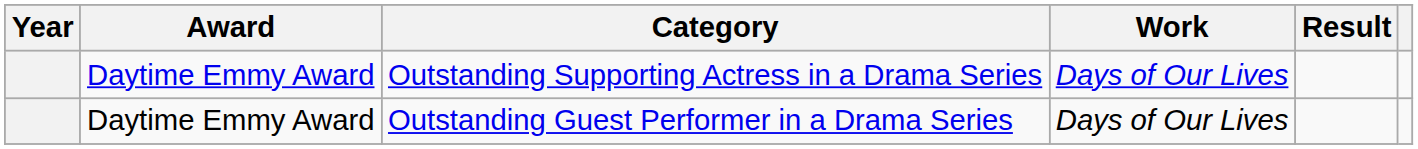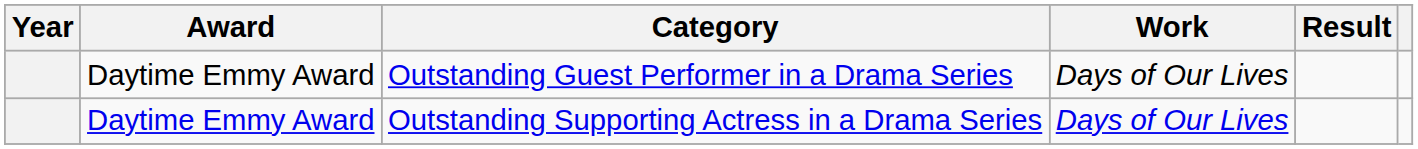rows swapped: (715, 74) <-> (700, 120)
